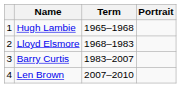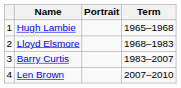columns swapped: (156, 12) <-> (109, 12)
